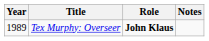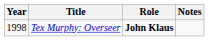(17, 28) 1989 -> (17, 28) 1998
